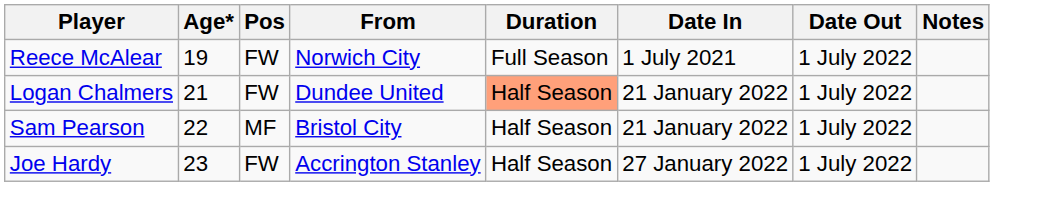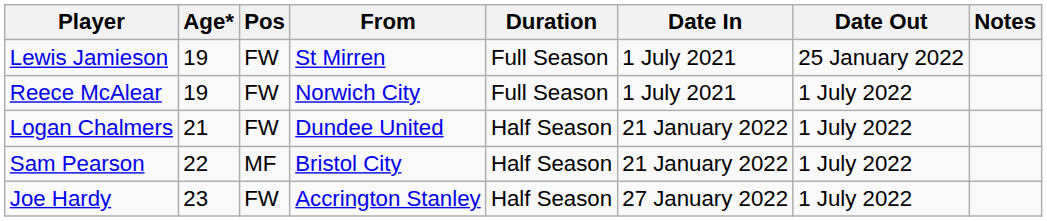+ row: (89, 57)
(551, 92) lightsalmon background -> (551, 127) no background
